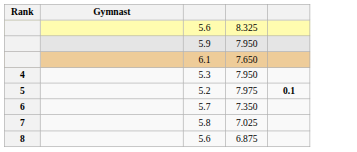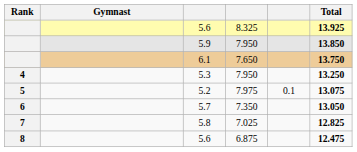+ column: (331, 12)
(289, 91) bold -> (289, 91) normal
